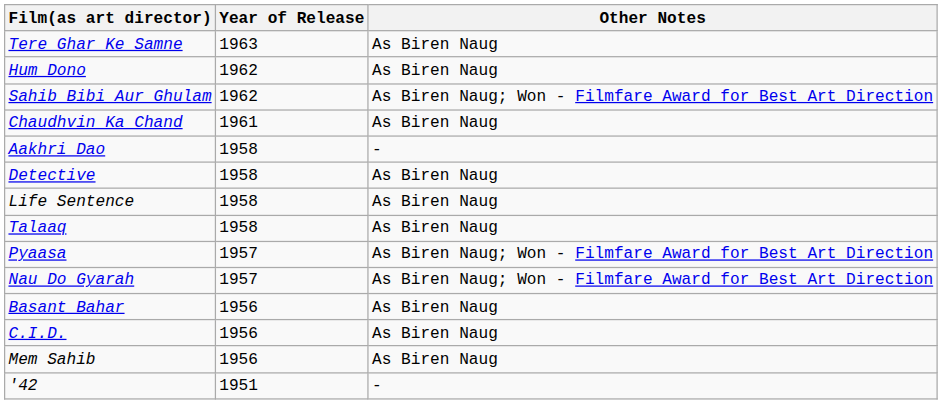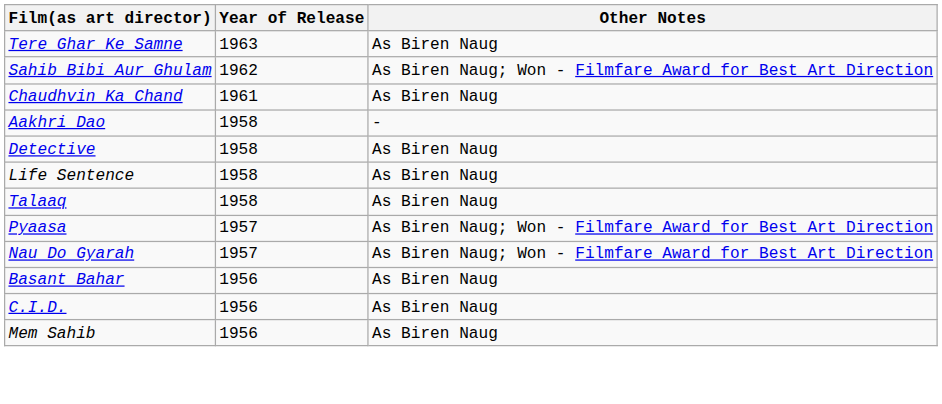- row: (47, 70)
- row: (23, 386)
